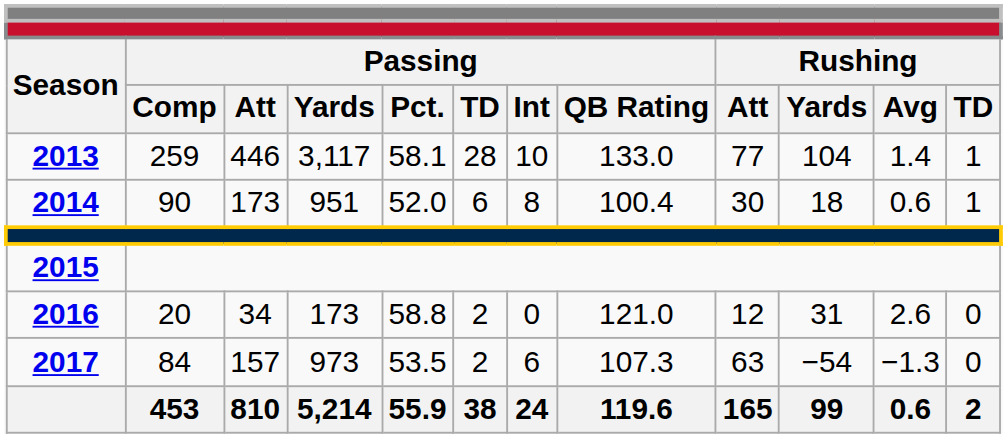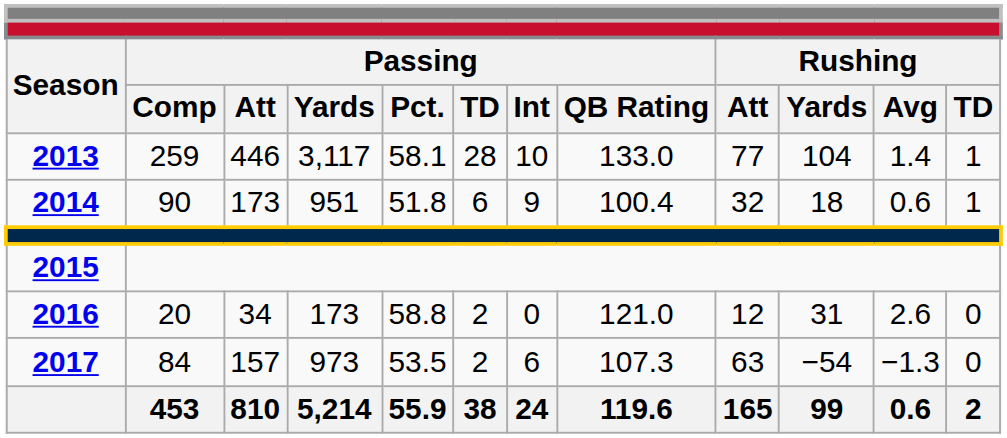(417, 202) 52.0 -> (417, 202) 51.8
(532, 202) 8 -> (532, 202) 9
(748, 202) 30 -> (748, 202) 32
